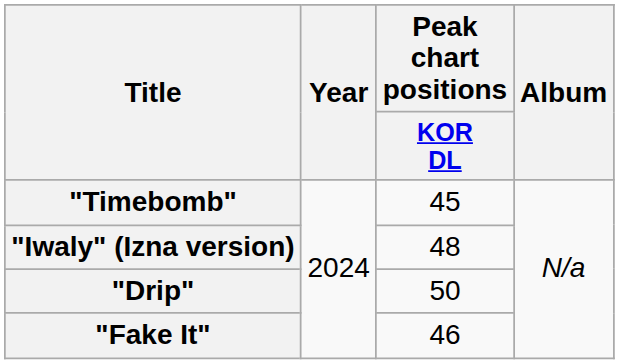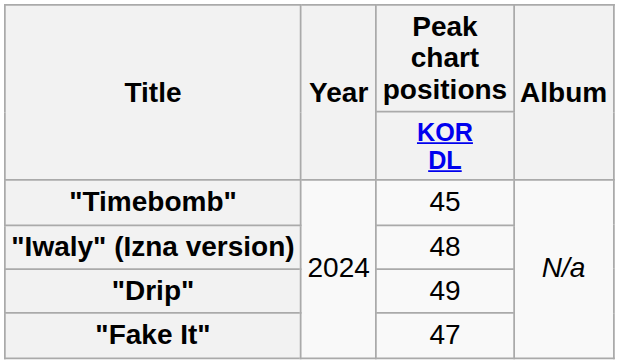(445, 290) 50 -> (445, 290) 49
(445, 335) 46 -> (445, 335) 47
